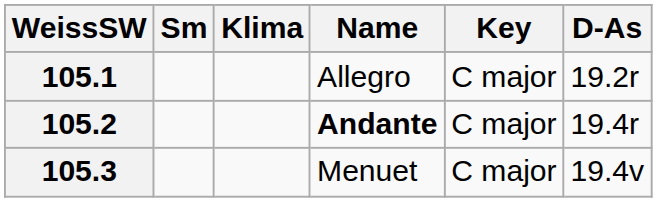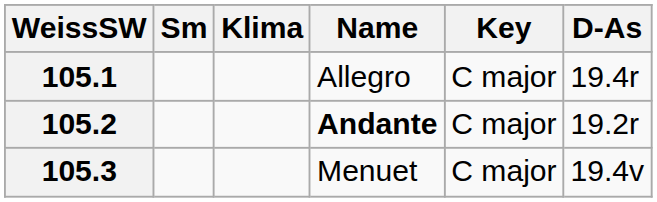(605, 76) 19.2r -> (605, 76) 19.4r
(605, 123) 19.4r -> (605, 123) 19.2r
